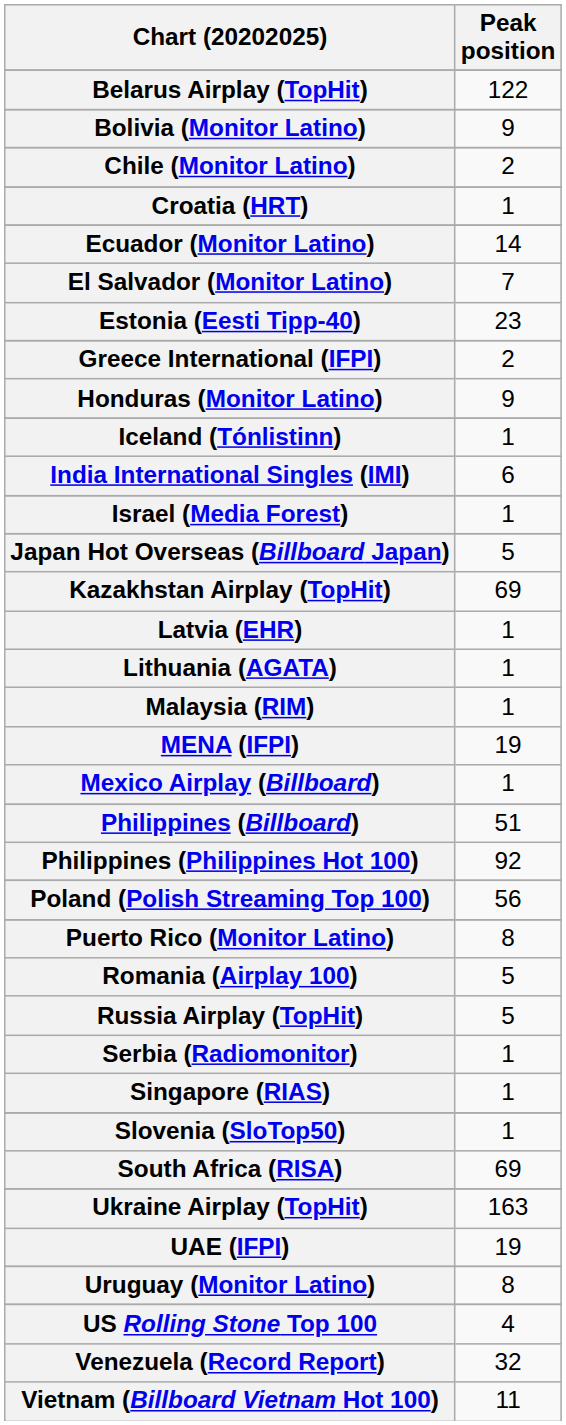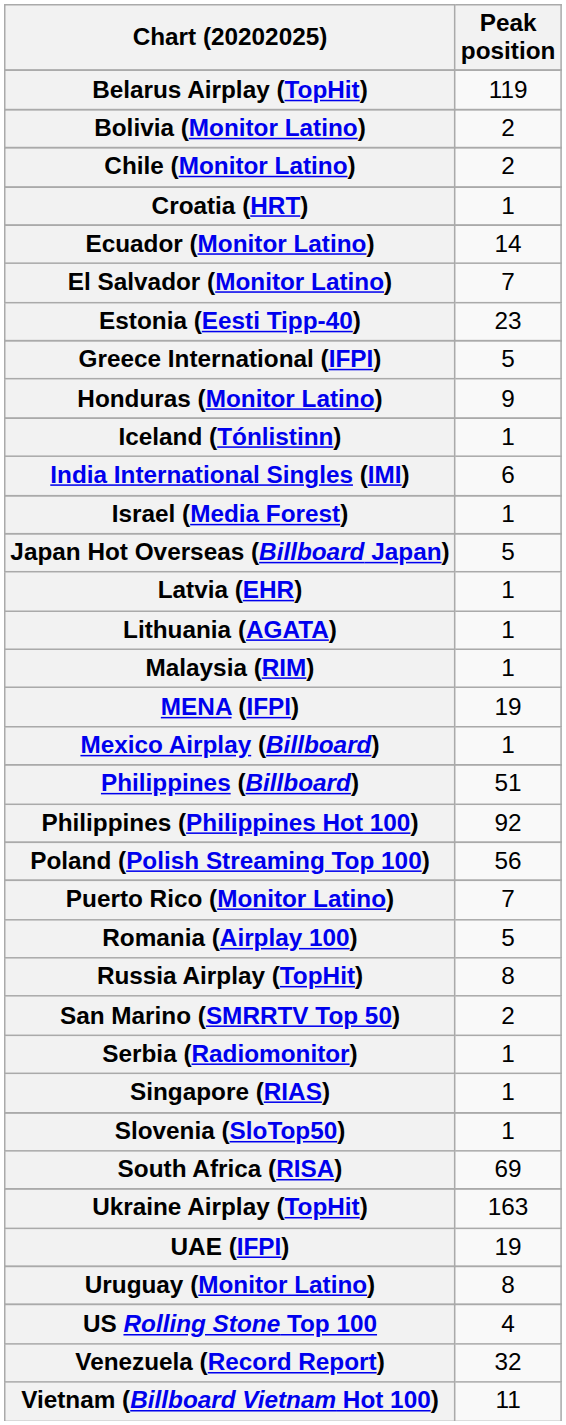(508, 89) 122 -> (508, 89) 119
(508, 128) 9 -> (508, 128) 2
(508, 359) 2 -> (508, 359) 5
- row: (230, 591)
(508, 938) 8 -> (508, 899) 7
(508, 1015) 5 -> (508, 976) 8
+ row: (230, 1015)
